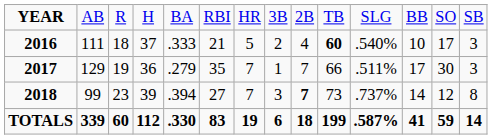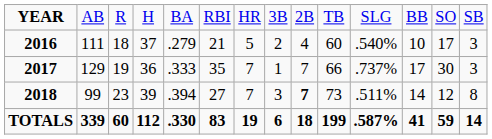(182, 43) .333 -> (182, 43) .279
(334, 43) bold -> (334, 43) normal
(182, 69) .279 -> (182, 69) .333
(376, 69) .511% -> (376, 69) .737%
(376, 95) .737% -> (376, 95) .511%
